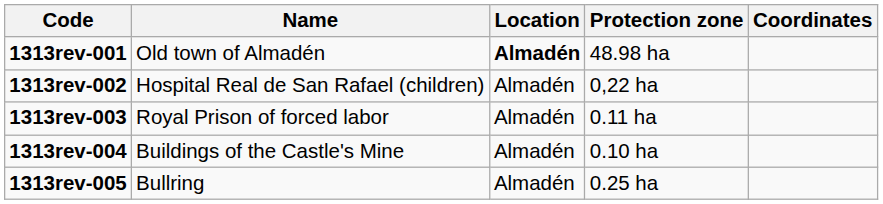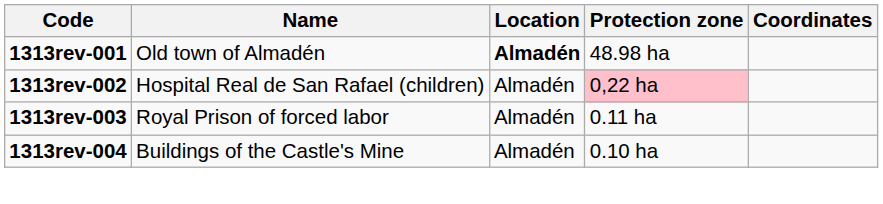(624, 85) no background -> (624, 85) pink background
- row: (68, 183)
